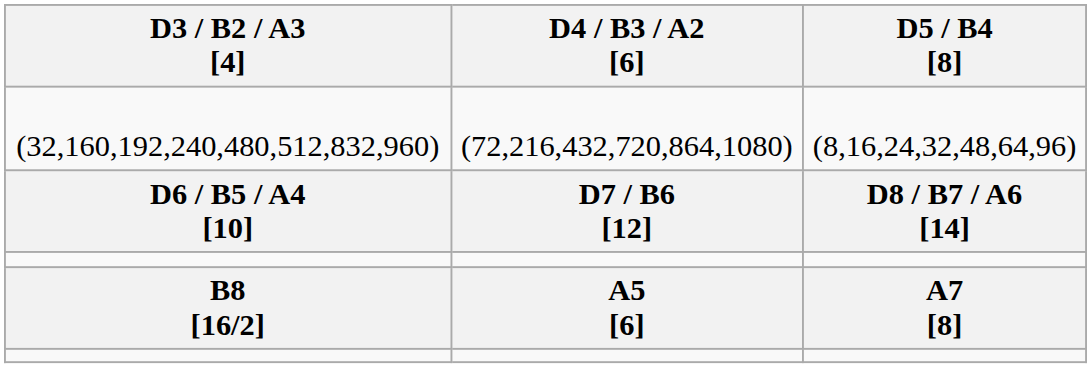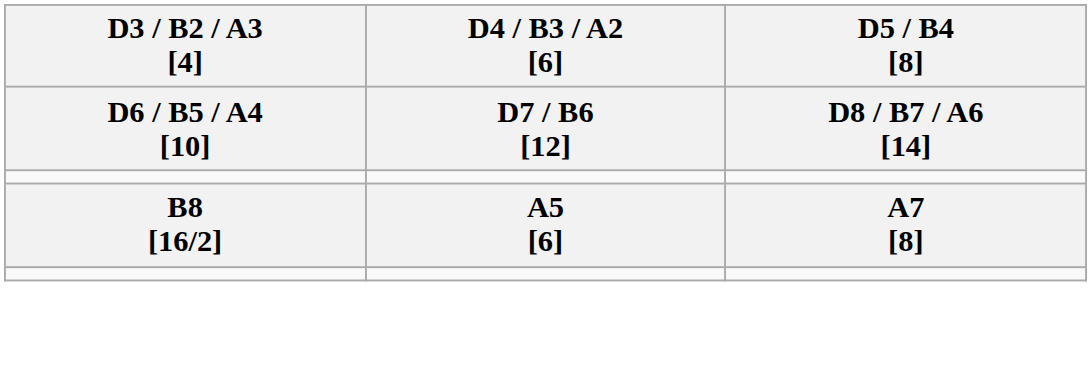- row: (228, 145)
